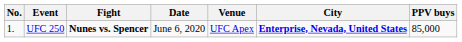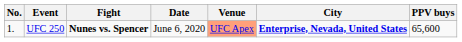(232, 28) no background -> (232, 28) lightsalmon background
(426, 28) 85,000 -> (426, 28) 65,600
